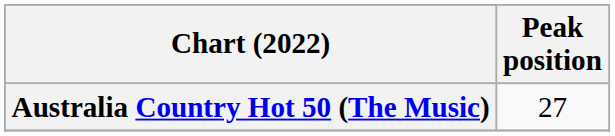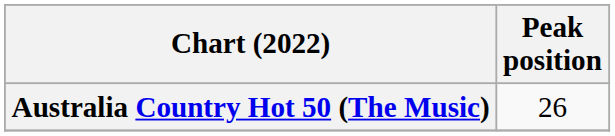(552, 106) 27 -> (552, 106) 26
